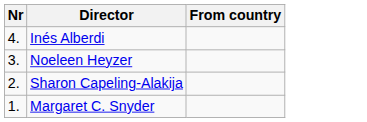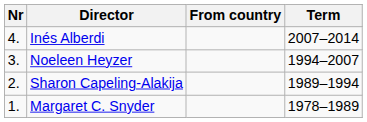+ column: (323, 15)
